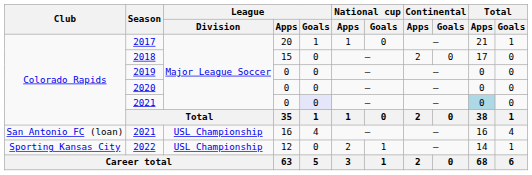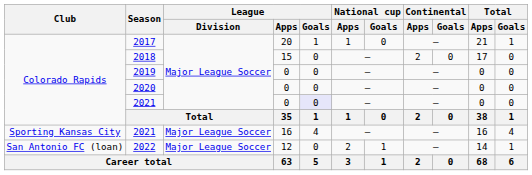(482, 102) lightblue background -> (482, 102) no background
(65, 132) San Antonio FC (loan) -> (65, 132) Sporting Kansas City
(218, 132) USL Championship -> (218, 132) Major League Soccer
(65, 147) Sporting Kansas City -> (65, 147) San Antonio FC (loan)
(218, 147) USL Championship -> (218, 147) Major League Soccer
